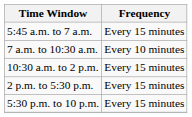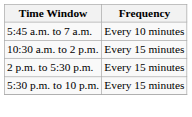(144, 31) Every 15 minutes -> (144, 31) Every 10 minutes
- row: (52, 49)
